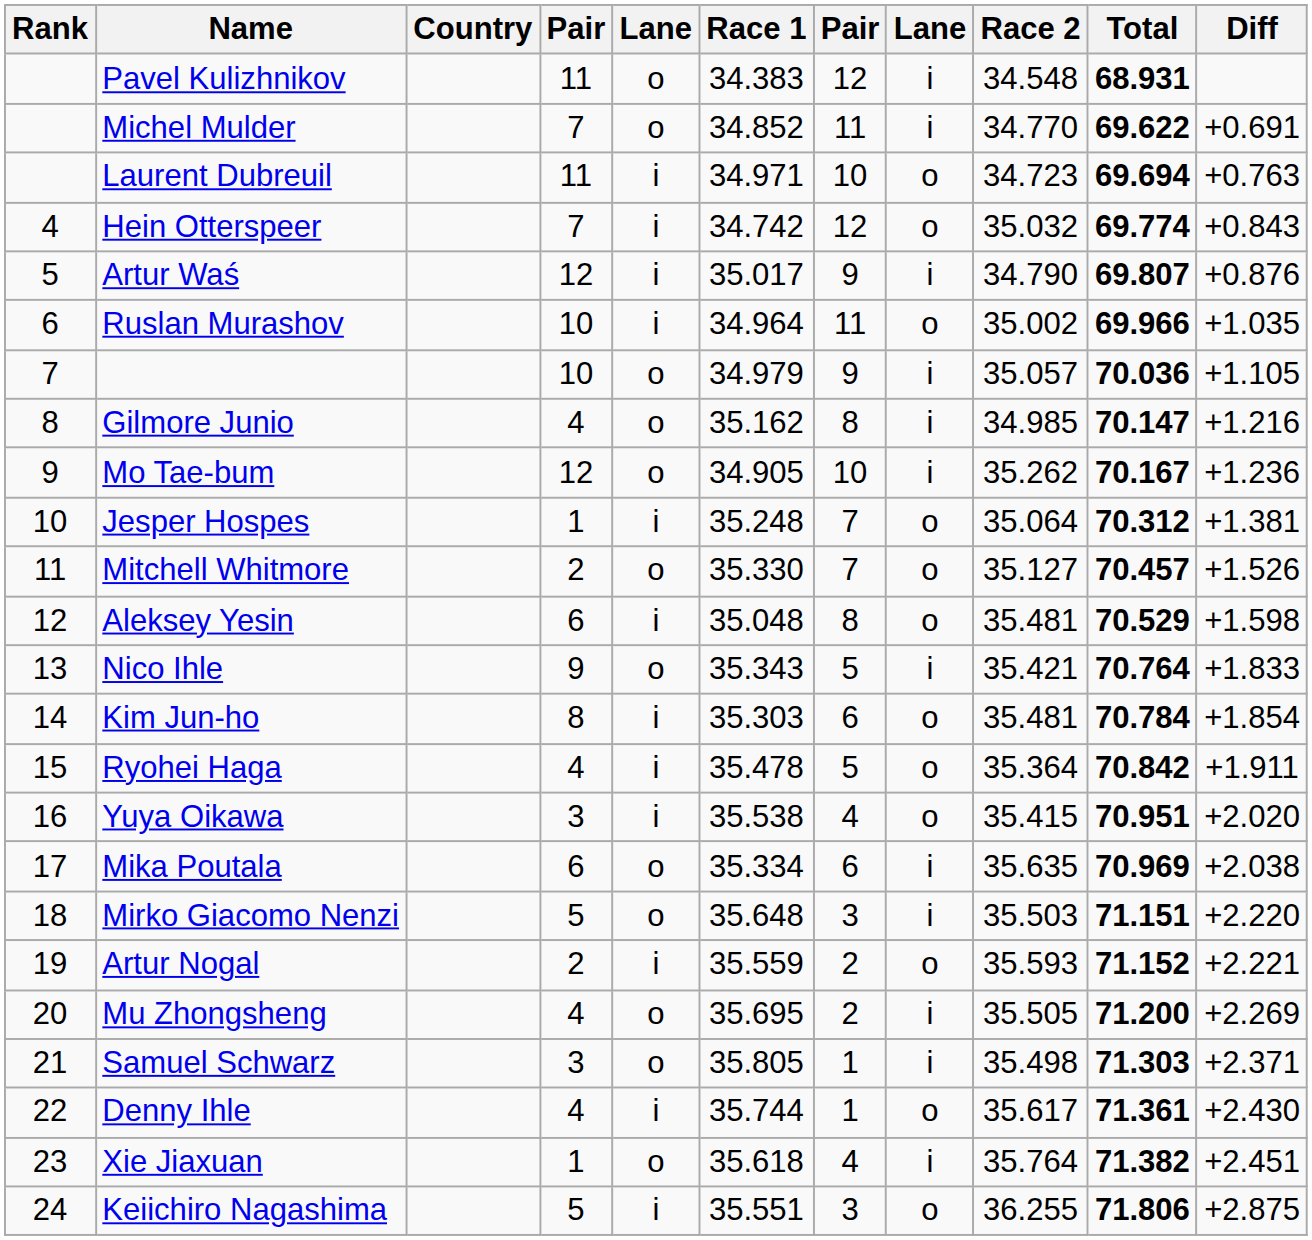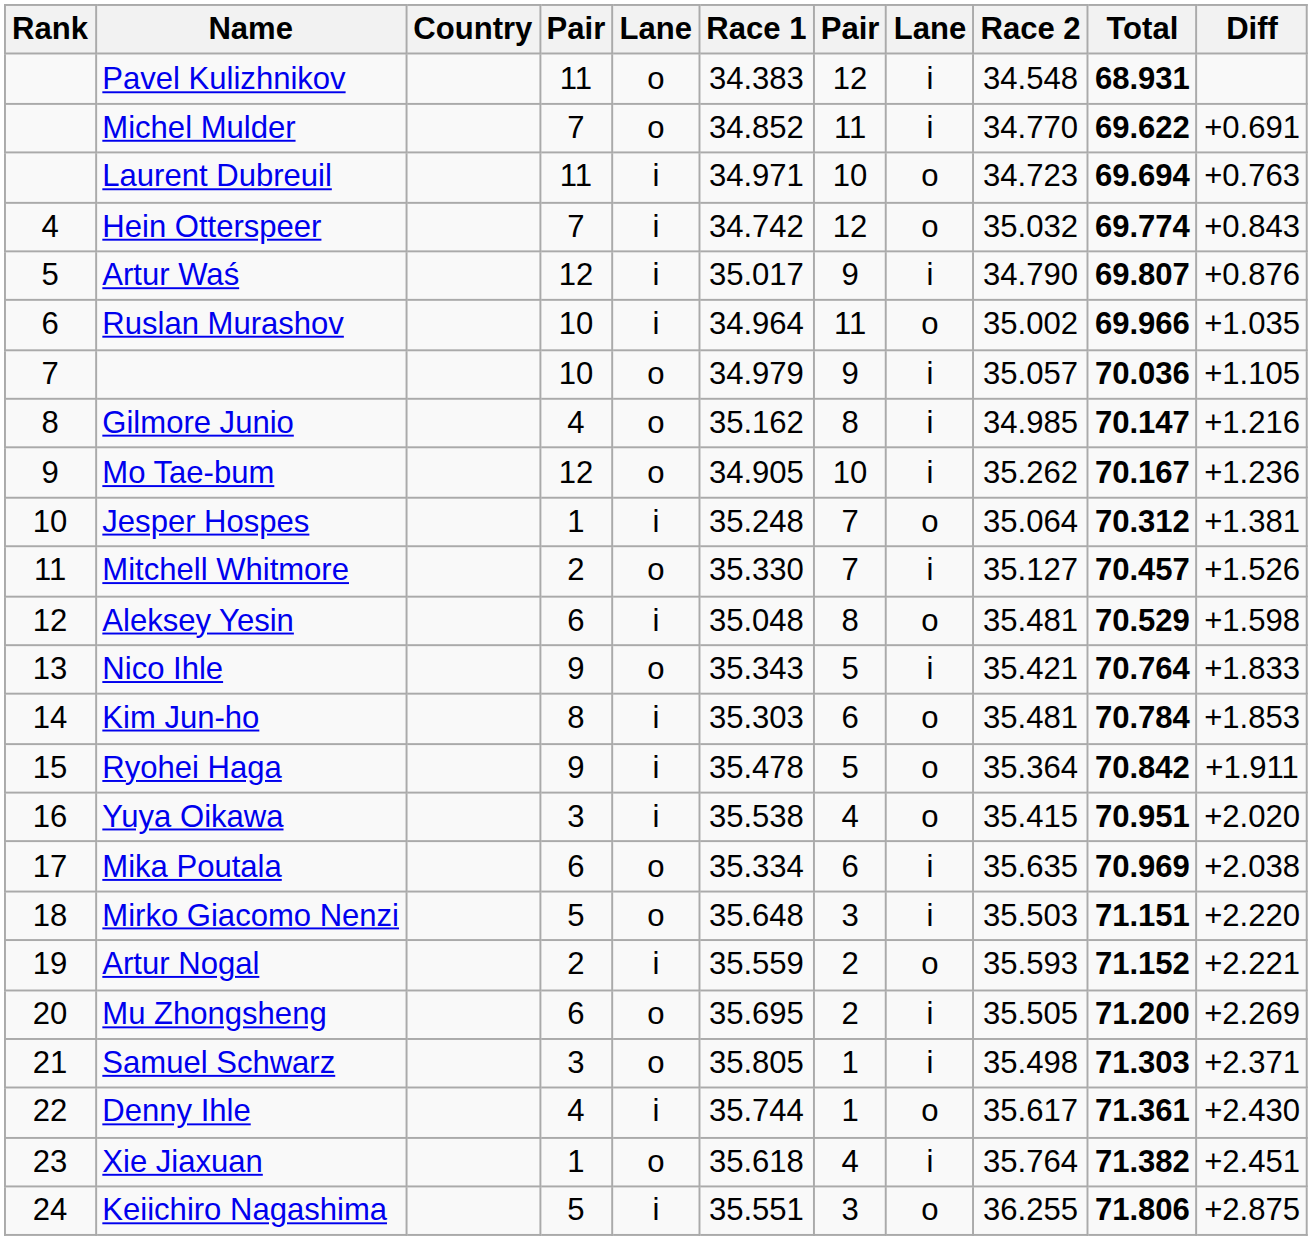(930, 570) o -> (930, 570) i
(1252, 718) +1.854 -> (1252, 718) +1.853
(576, 767) 4 -> (576, 767) 9
(576, 1013) 4 -> (576, 1013) 6
